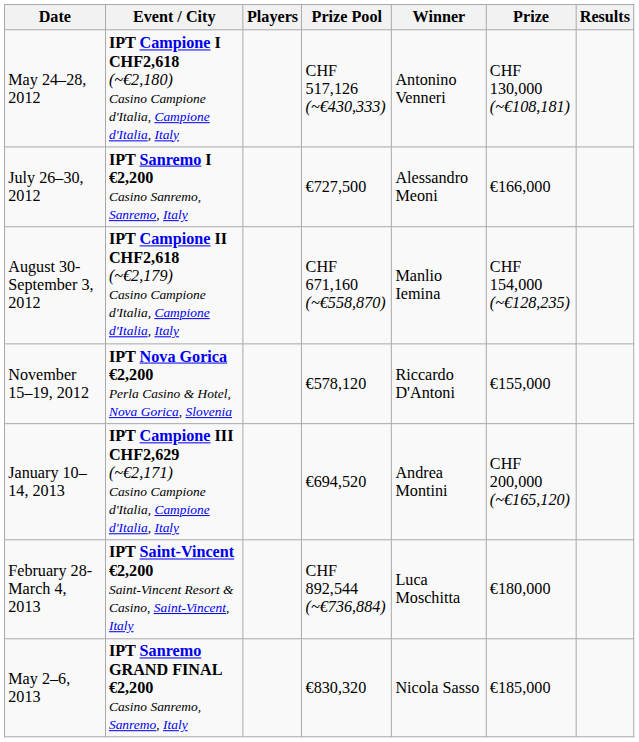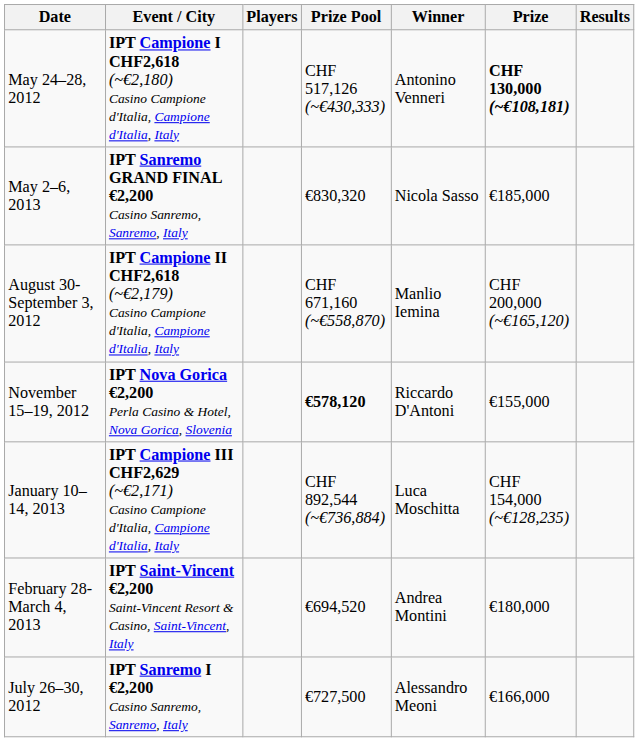(530, 88) normal -> (529, 88) bold
rows swapped: (46, 186) <-> (39, 687)
(530, 285) CHF 154,000 (~€128,235) -> (529, 303) CHF 200,000 (~€165,120)
(336, 383) normal -> (335, 401) bold
(336, 481) €694,520 -> (345, 499) CHF 892,544 (~€736,884)
(421, 481) Andrea Montini -> (427, 499) Luca Moschitta
(530, 481) CHF 200,000 (~€165,120) -> (529, 499) CHF 154,000 (~€128,235)
(346, 589) CHF 892,544 (~€736,884) -> (335, 607) €694,520
(428, 589) Luca Moschitta -> (421, 607) Andrea Montini
